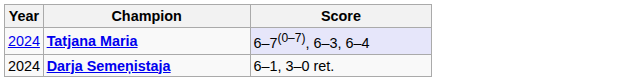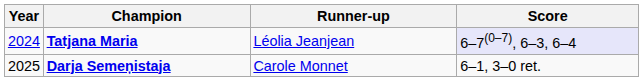+ column: (353, 16)
(24, 66) 2024 -> (24, 66) 2025
